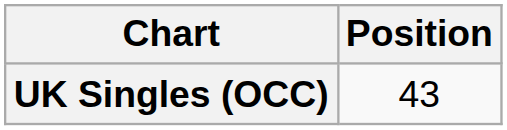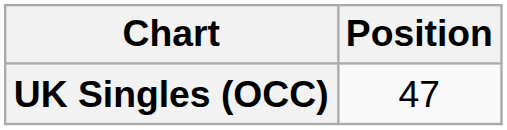(419, 93) 43 -> (419, 93) 47
